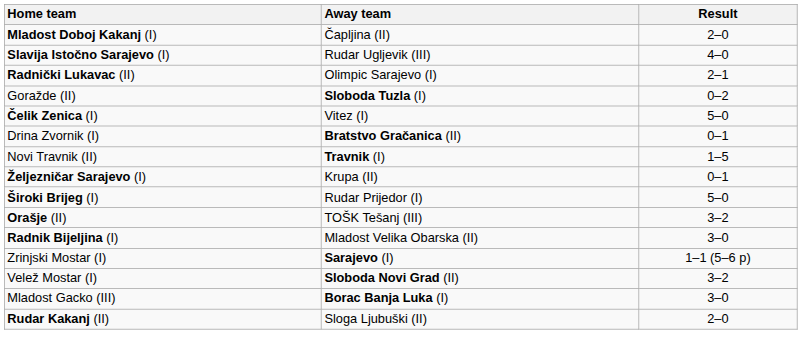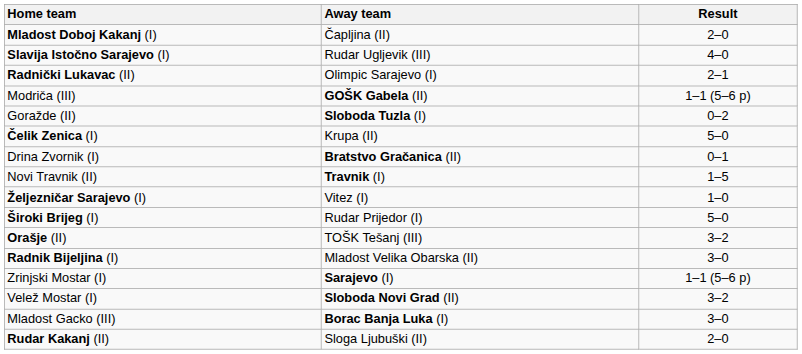+ row: (41, 95)
(346, 116) Vitez (I) -> (351, 136) Krupa (II)
(351, 177) Krupa (II) -> (346, 197) Vitez (I)
(718, 177) 0–1 -> (718, 197) 1–0
